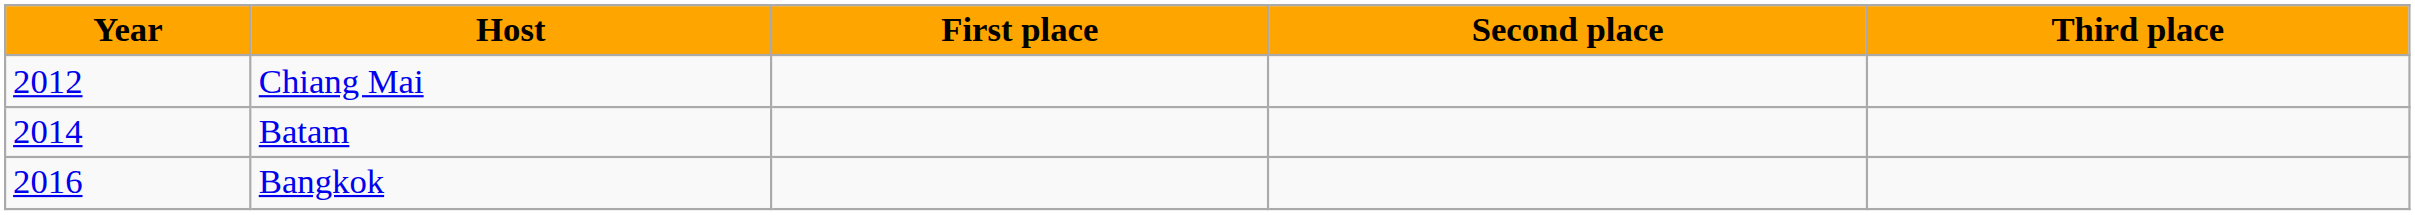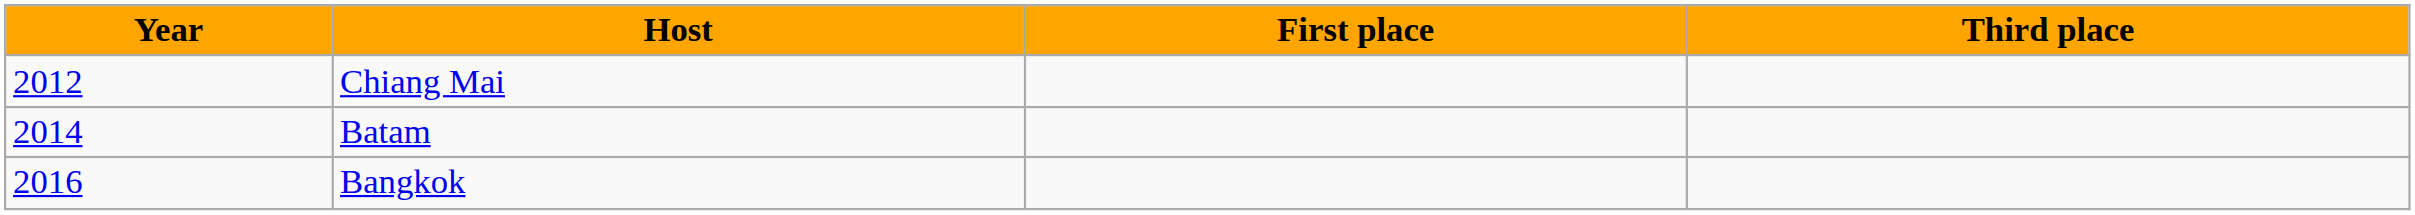- column: (1568, 29)
